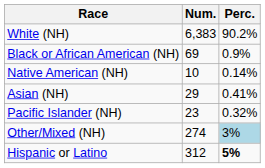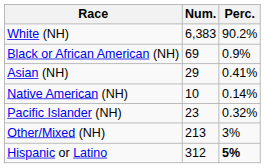rows swapped: (68, 73) <-> (38, 93)
(195, 133) 274 -> (195, 133) 213
(231, 133) lightblue background -> (231, 133) no background
